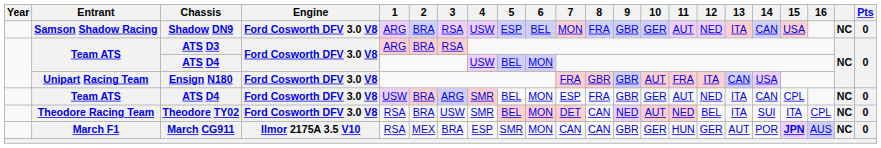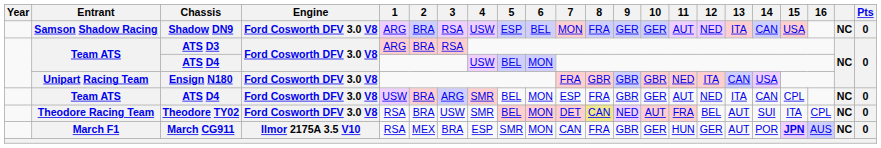(627, 29) GBR -> (627, 29) GER
(655, 79) AUT -> (655, 79) GBR
(683, 79) FRA -> (683, 79) NED
(599, 113) no background -> (599, 113) khaki background
(683, 113) NED -> (683, 113) FRA
(739, 113) ITA -> (739, 113) AUT
(599, 129) CAN -> (599, 129) FRA
